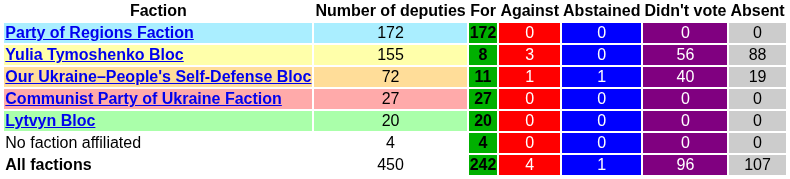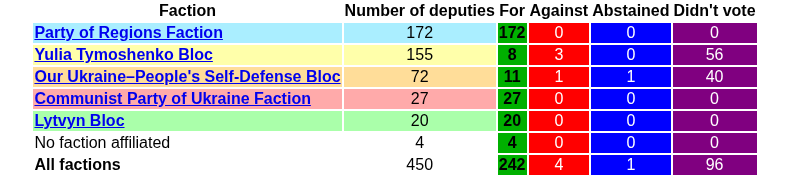- column: (758, 10)
